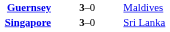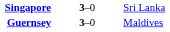rows swapped: (28, 22) <-> (29, 7)
